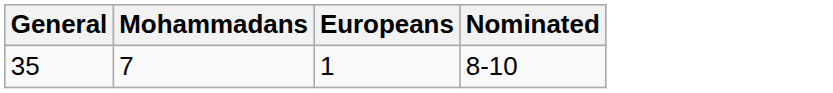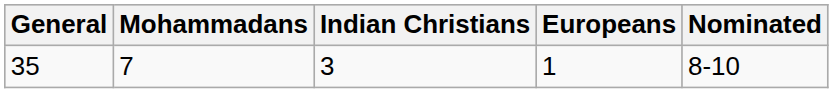+ column: (425, 25)
